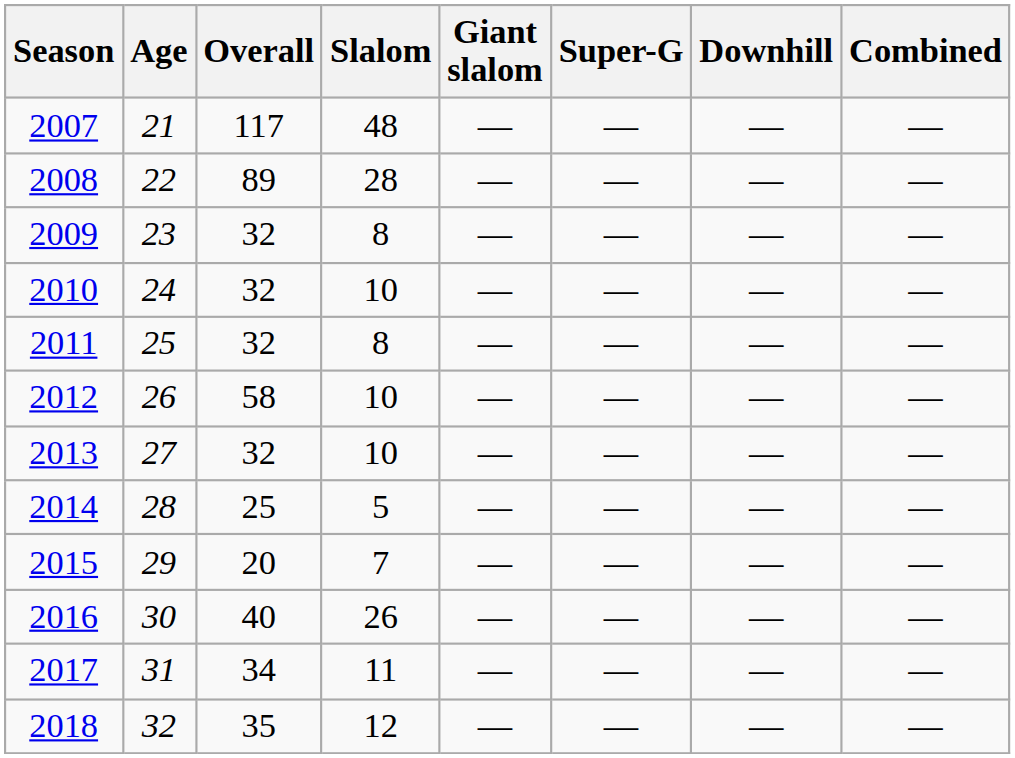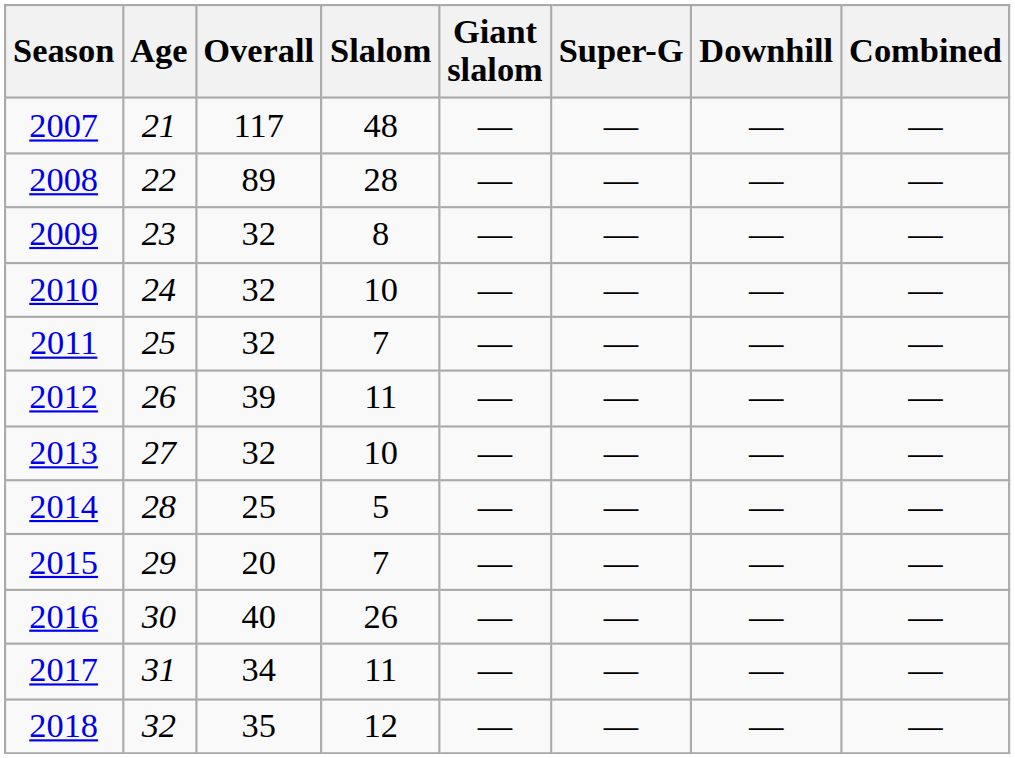(381, 343) 8 -> (381, 343) 7
(259, 397) 58 -> (259, 397) 39
(381, 397) 10 -> (381, 397) 11
